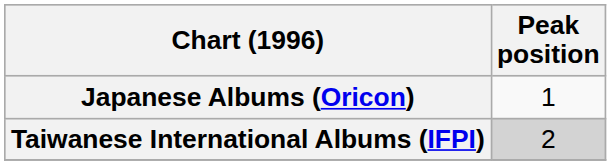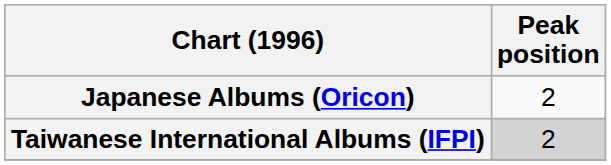(548, 97) 1 -> (548, 97) 2
